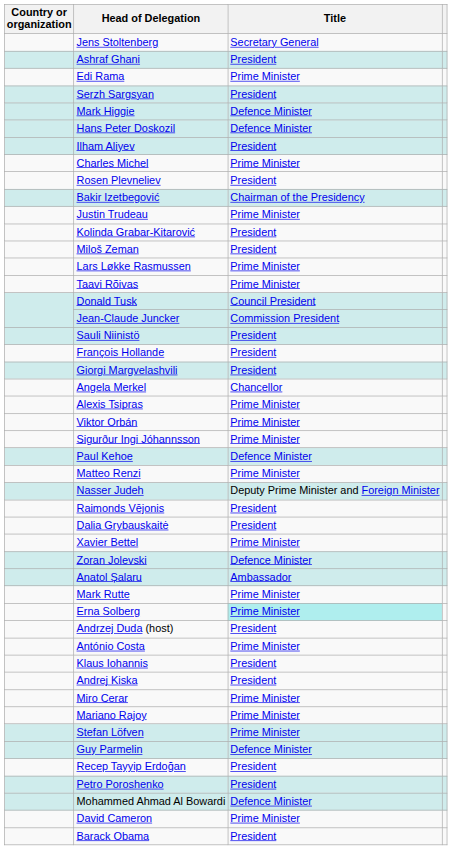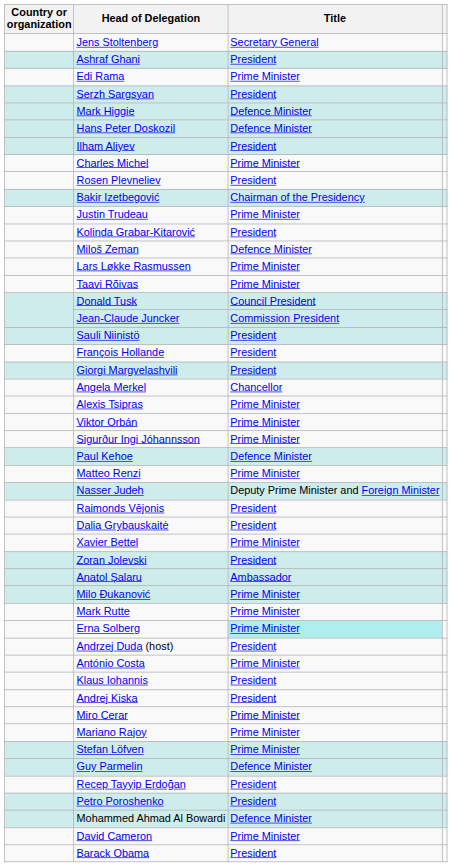(253, 249) President -> (271, 249) Defence Minister
(271, 560) Defence Minister -> (253, 560) President
+ row: (113, 594)
